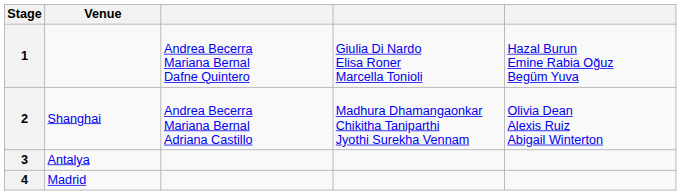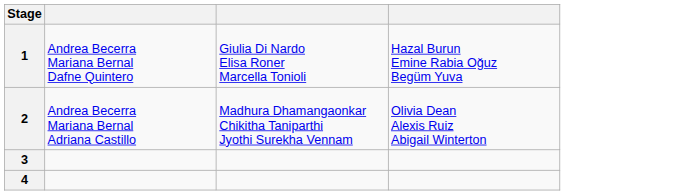- column: (103, 14)
